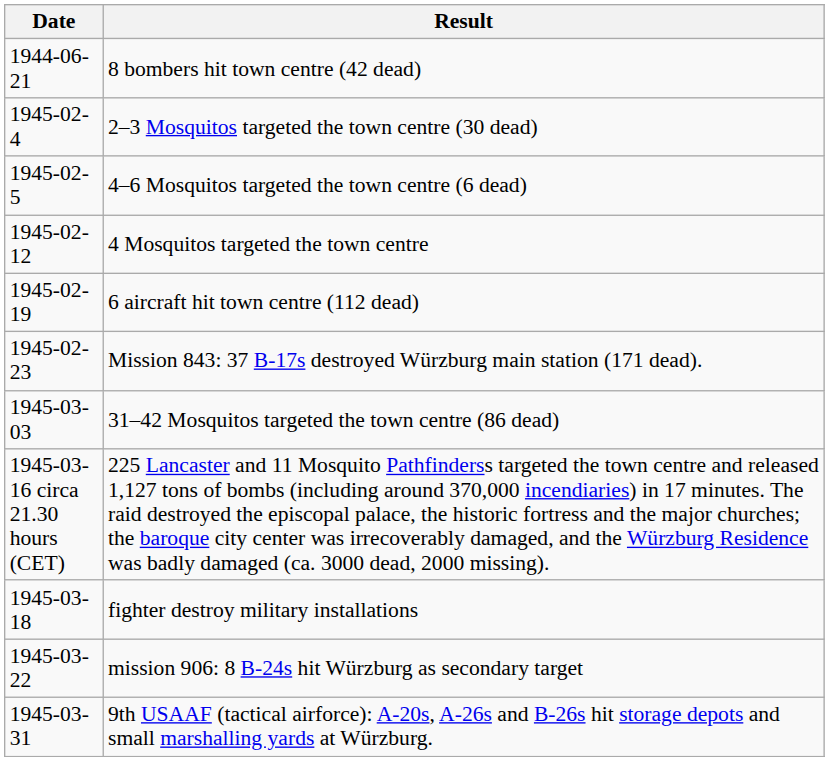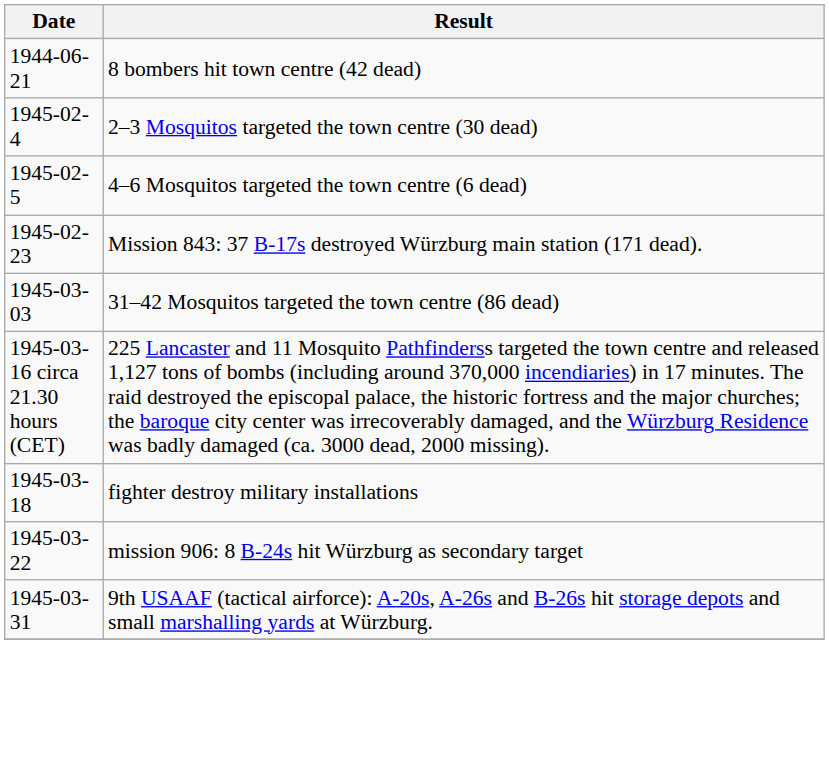- row: (268, 243)
- row: (264, 302)
